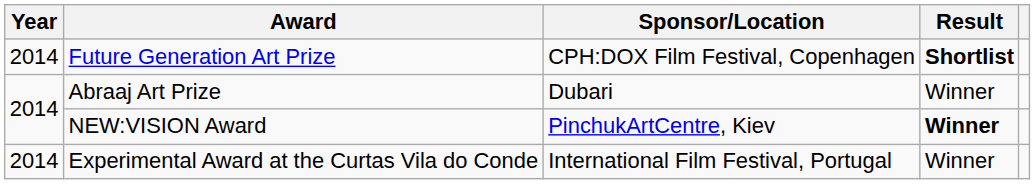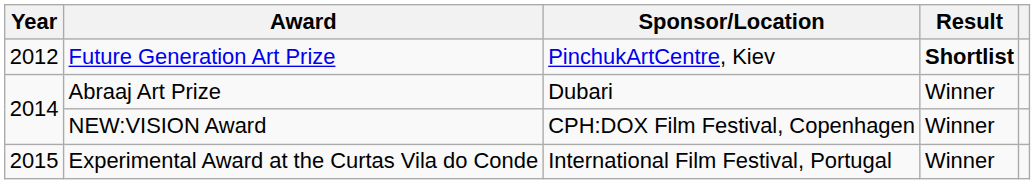(34, 56) 2014 -> (34, 56) 2012
(732, 56) CPH:DOX Film Festival, Copenhagen -> (662, 56) PinchukArtCentre, Kiev
(662, 126) PinchukArtCentre, Kiev -> (732, 126) CPH:DOX Film Festival, Copenhagen
(962, 126) bold -> (960, 126) normal
(34, 160) 2014 -> (34, 160) 2015
